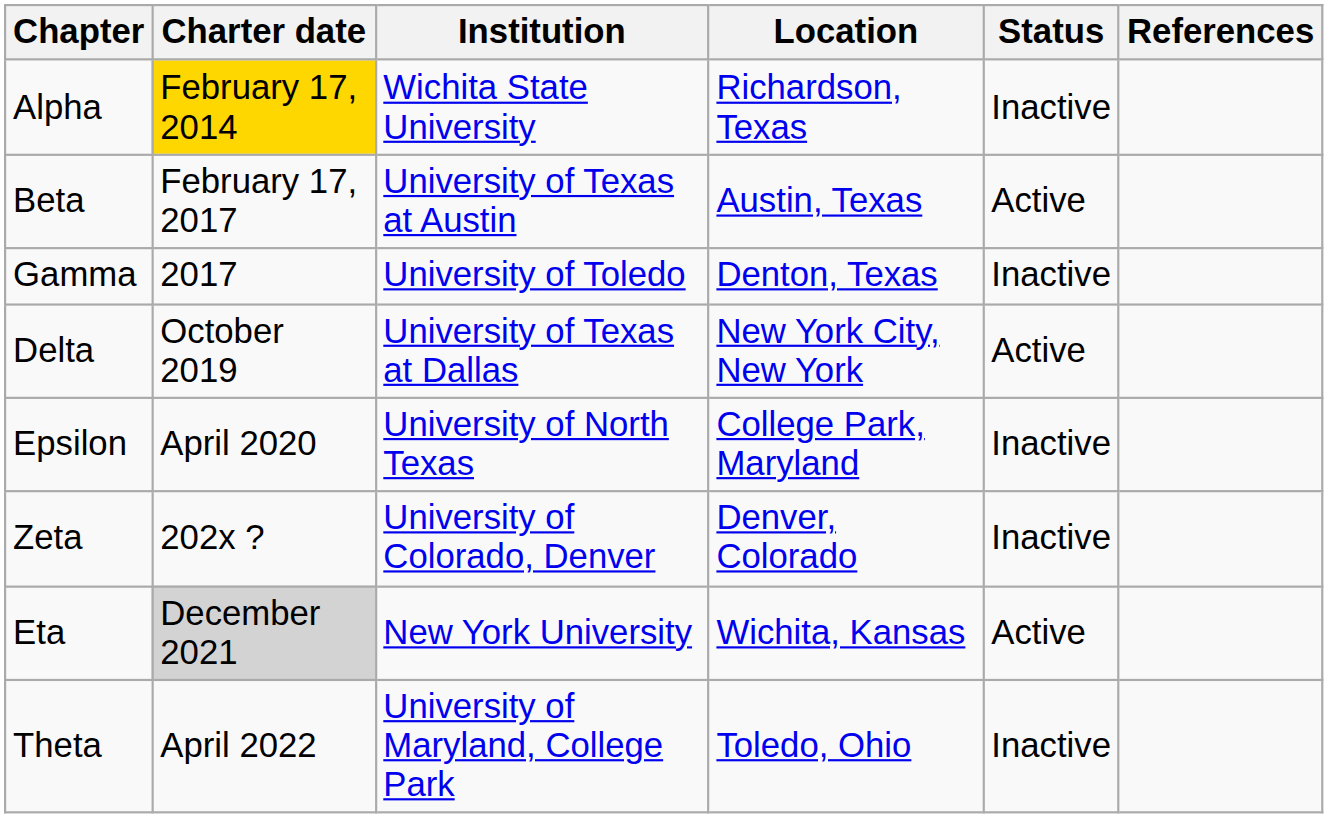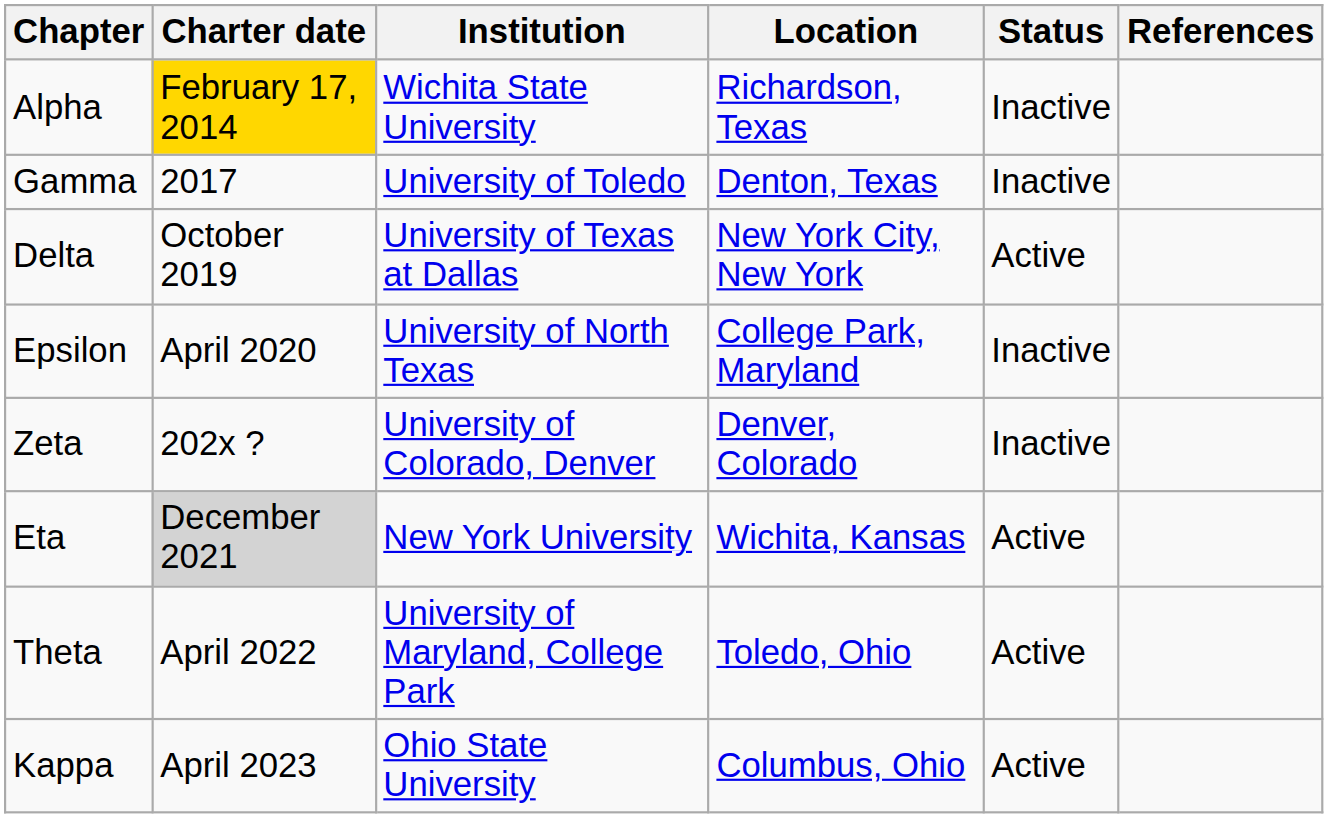- row: (49, 200)
(1051, 745) Inactive -> (1039, 651) Active
+ row: (63, 765)
